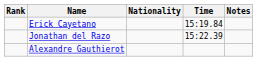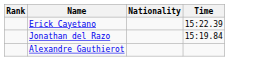- column: (239, 11)
(204, 24) 15:19.84 -> (204, 24) 15:22.39
(204, 37) 15:22.39 -> (204, 37) 15:19.84
